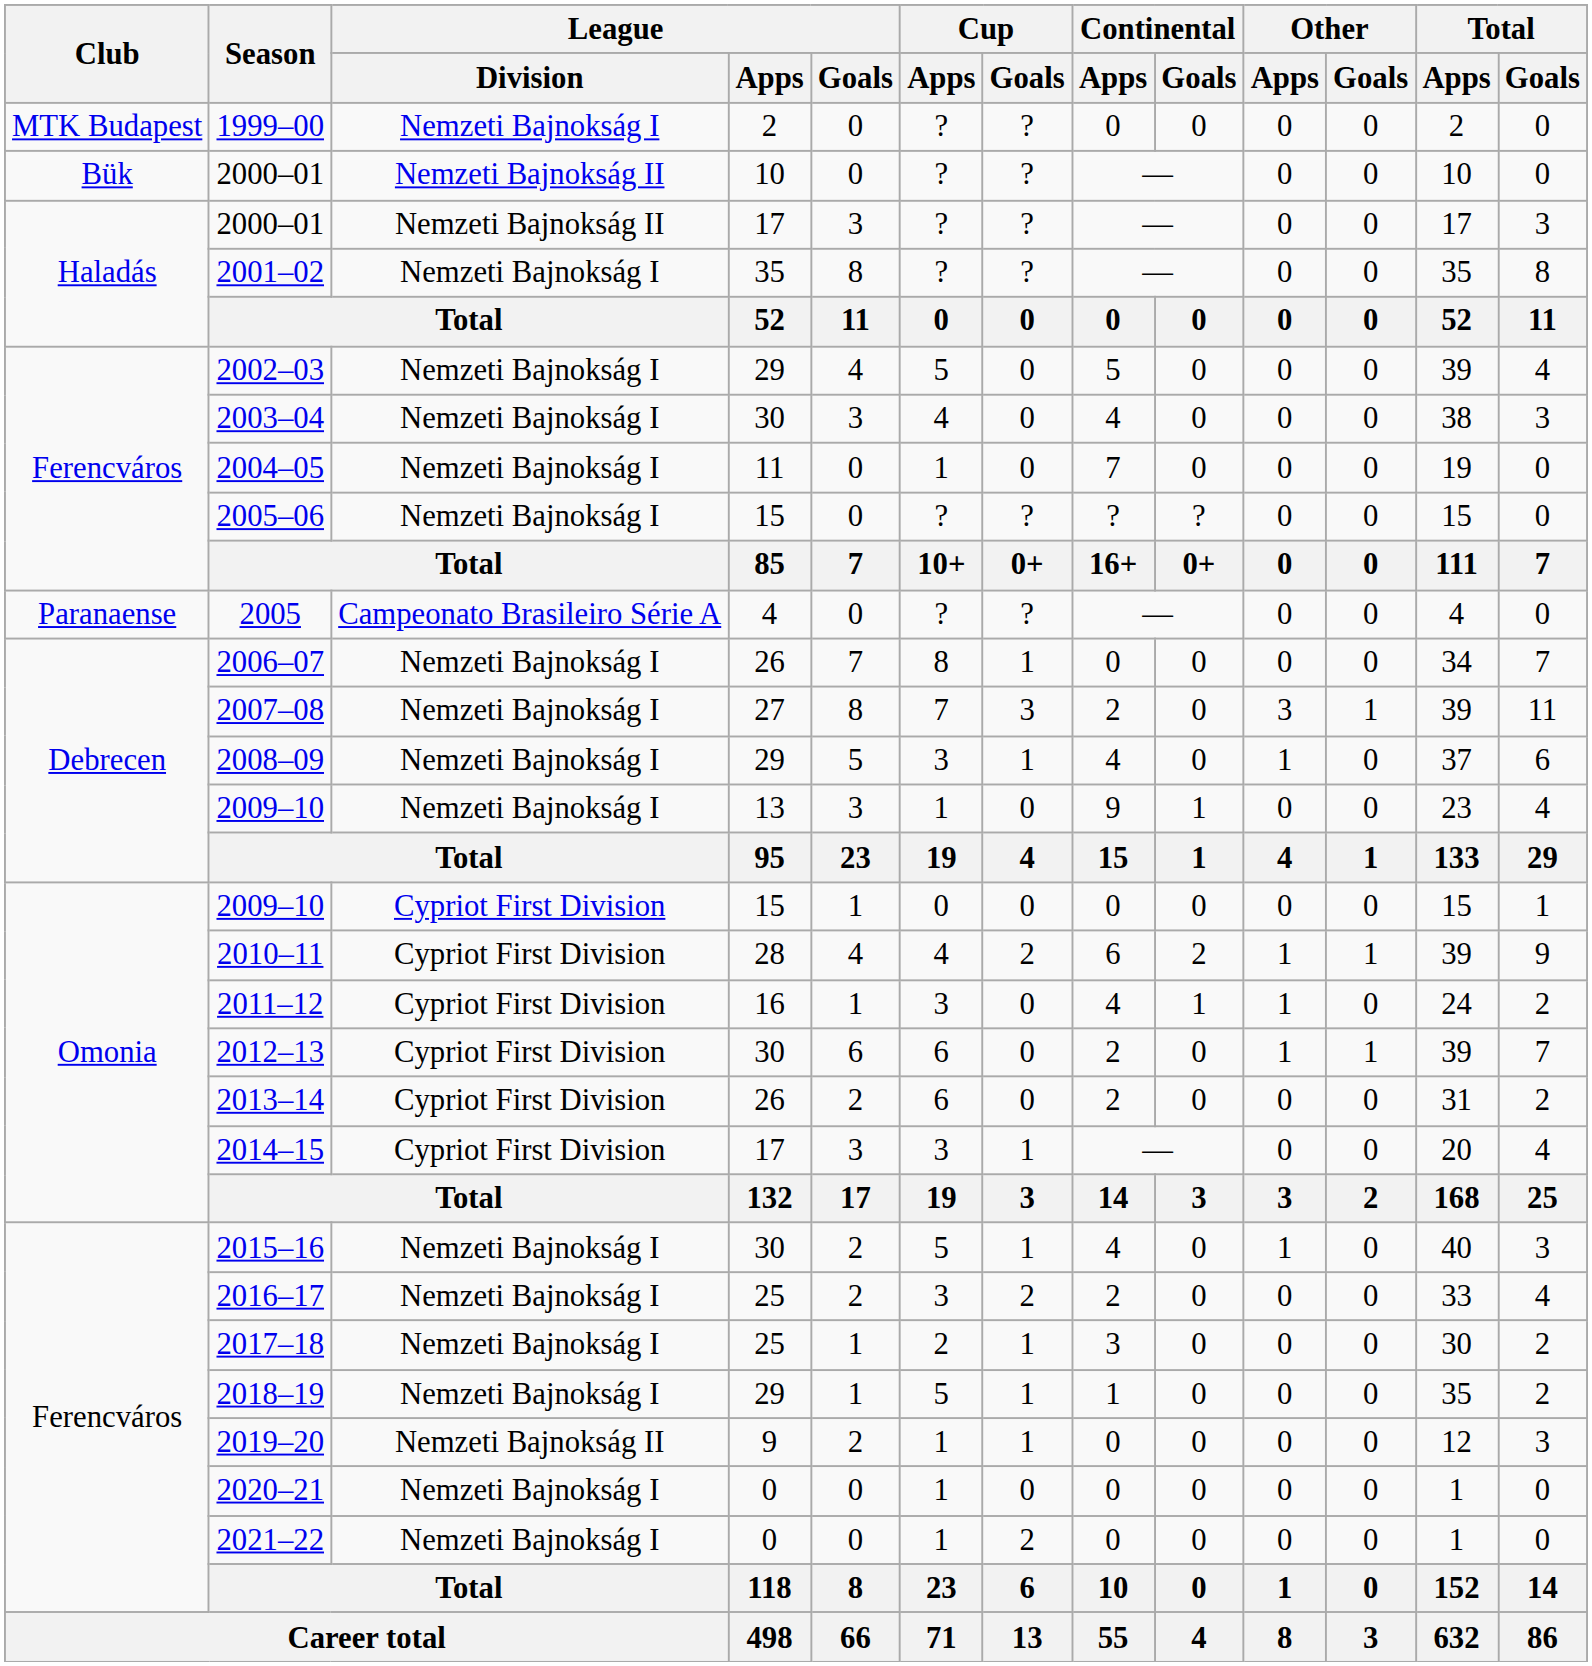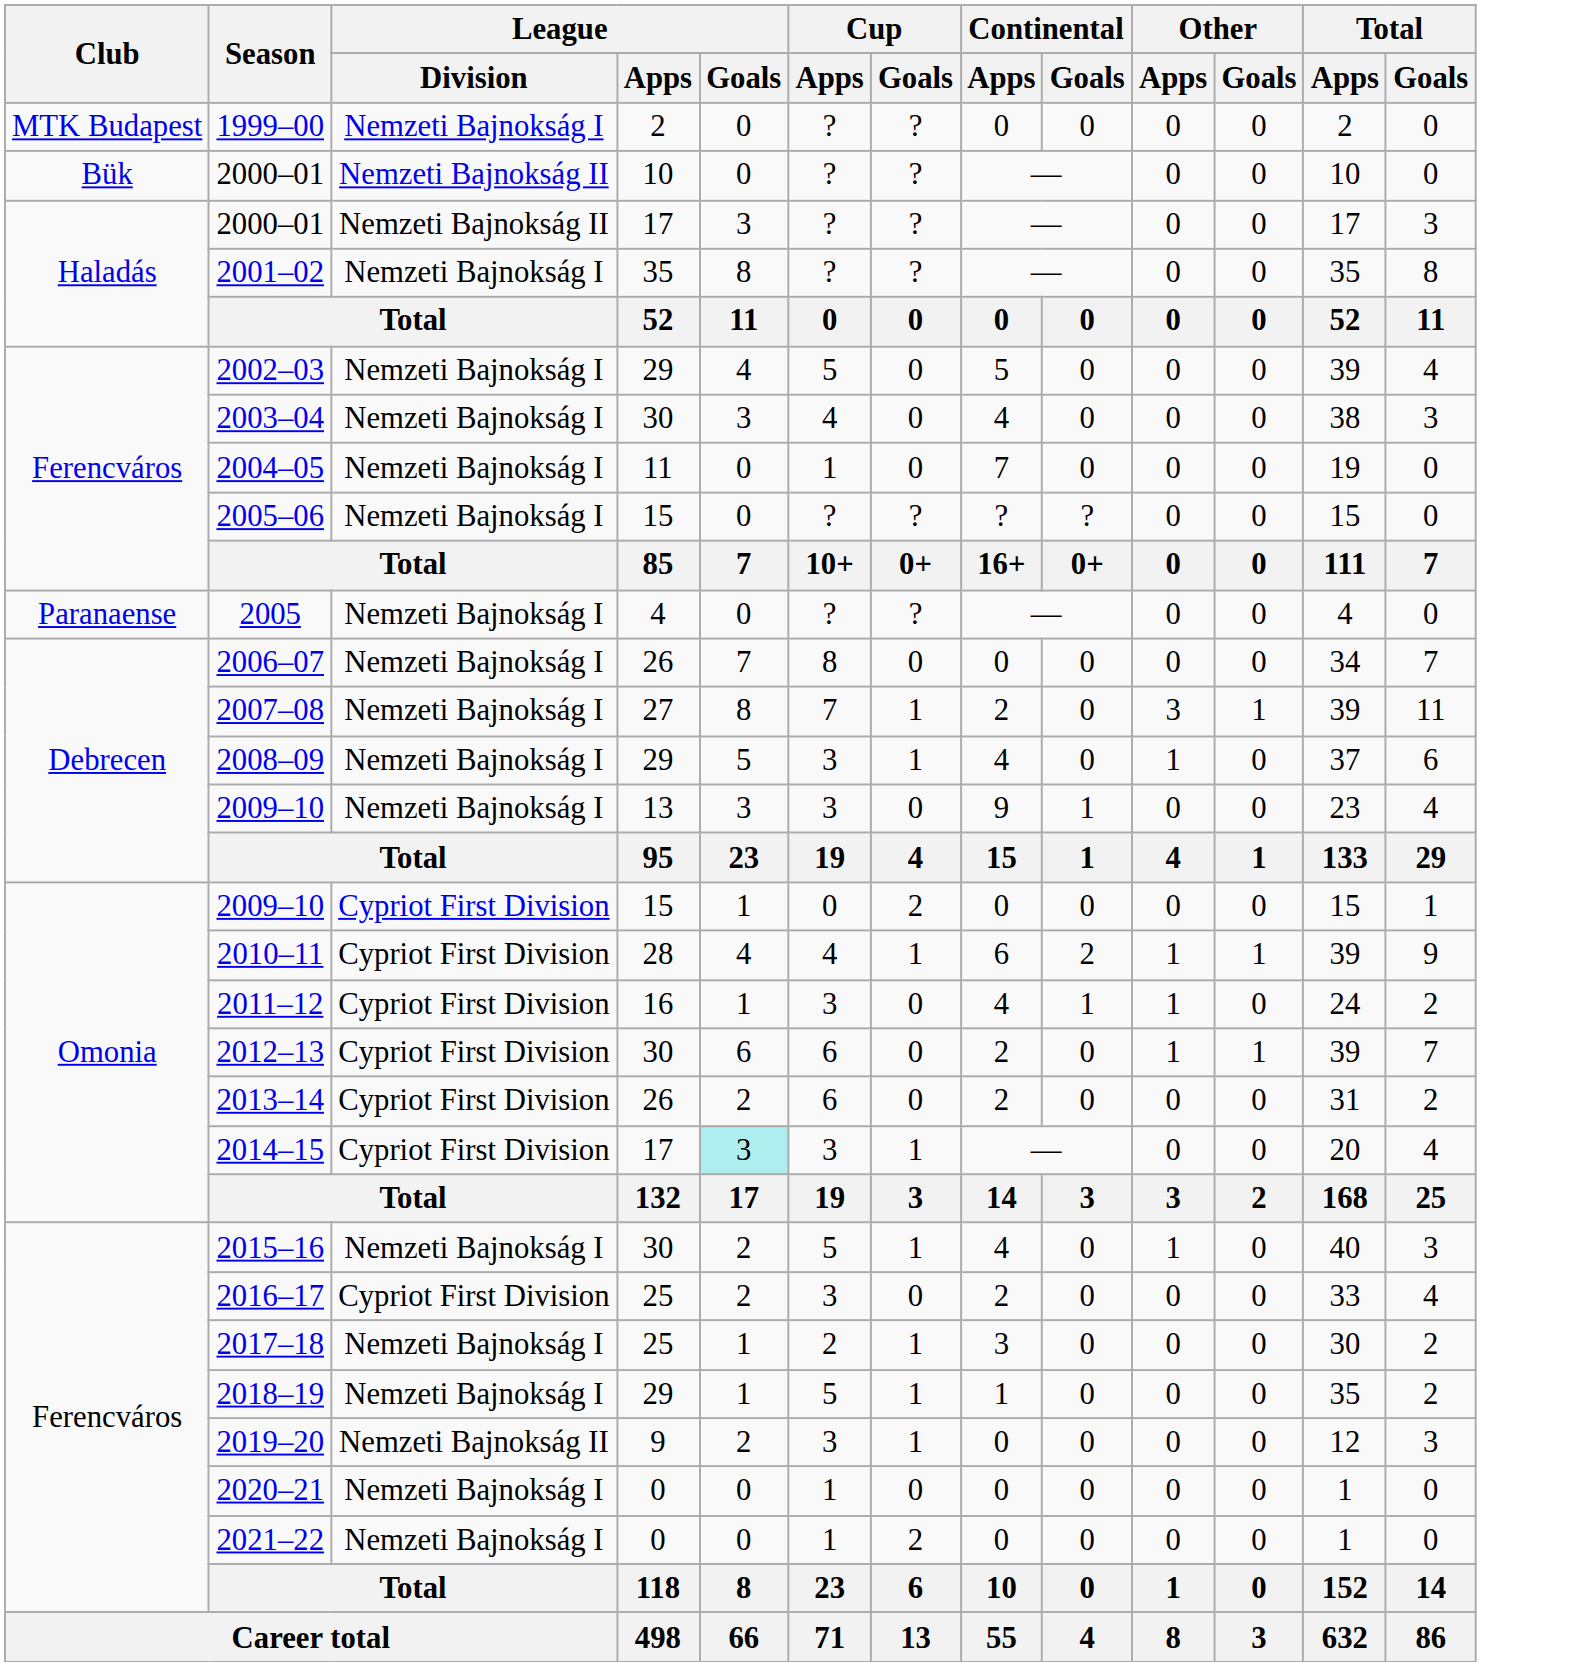(530, 613) Campeonato Brasileiro Série A -> (474, 613) Nemzeti Bajnokság I
(1027, 662) 1 -> (916, 662) 0
(1027, 710) 3 -> (916, 710) 1
(941, 808) 1 -> (830, 808) 3
(1027, 905) 0 -> (916, 905) 2
(1027, 954) 2 -> (916, 954) 1
(855, 1149) no background -> (744, 1149) paleturquoise background
(530, 1295) Nemzeti Bajnokság I -> (474, 1295) Cypriot First Division
(1027, 1295) 2 -> (916, 1295) 0
(941, 1441) 1 -> (830, 1441) 3
